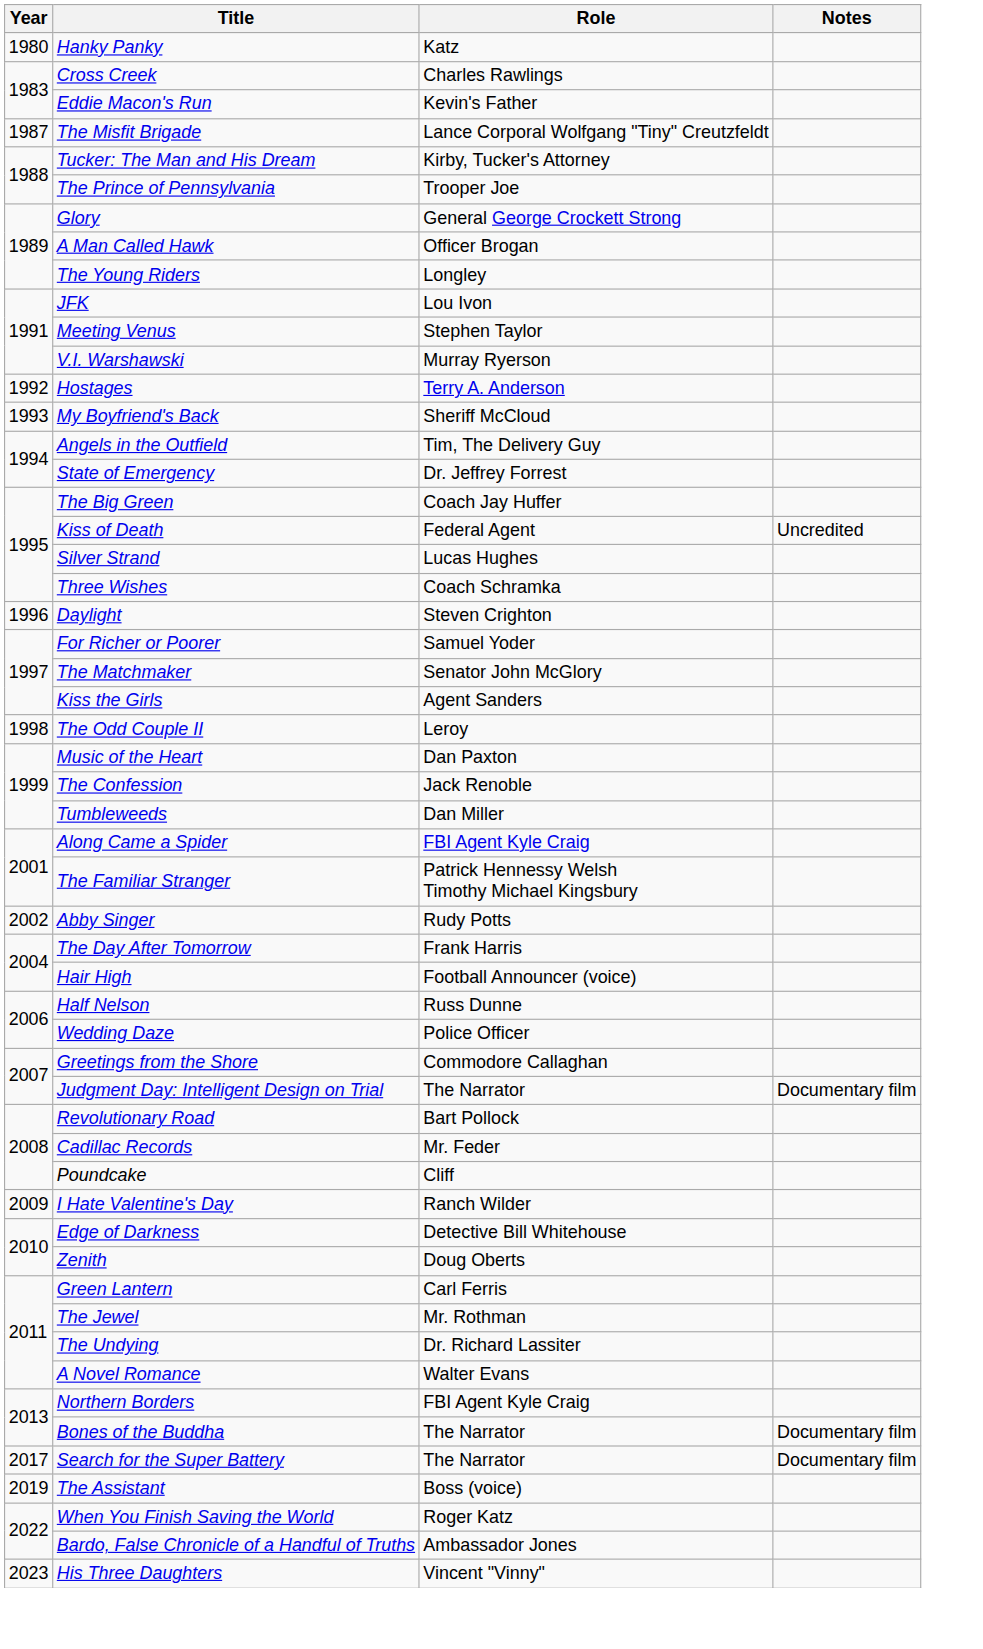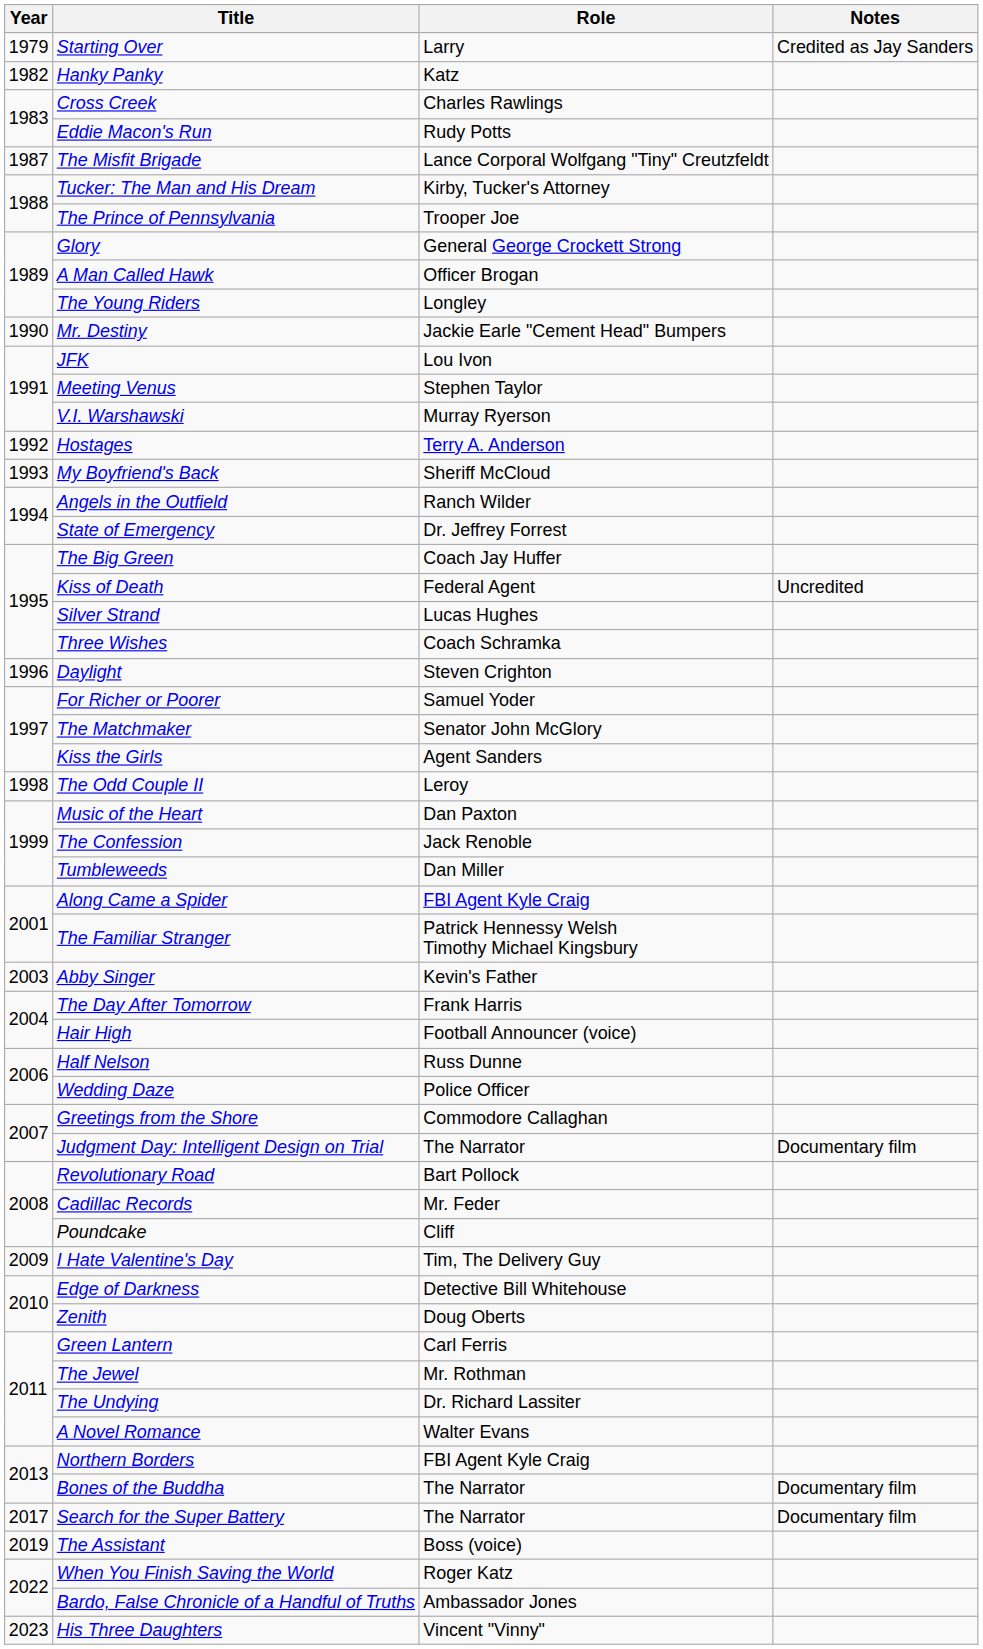+ row: (110, 47)
(29, 47) 1980 -> (29, 75) 1982
(480, 103) Kevin's Father -> (467, 132) Rudy Potts
+ row: (102, 331)
(512, 445) Tim, The Delivery Guy -> (477, 501) Ranch Wilder
(29, 919) 2002 -> (29, 976) 2003
(467, 919) Rudy Potts -> (480, 976) Kevin's Father
(477, 1204) Ranch Wilder -> (512, 1260) Tim, The Delivery Guy
